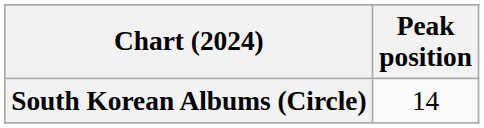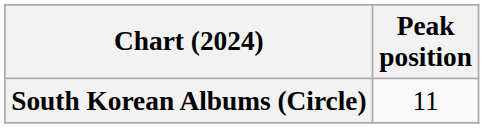(426, 100) 14 -> (426, 100) 11
